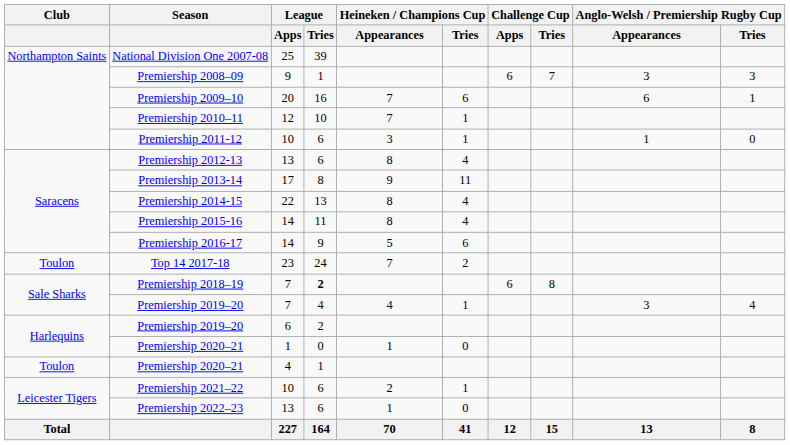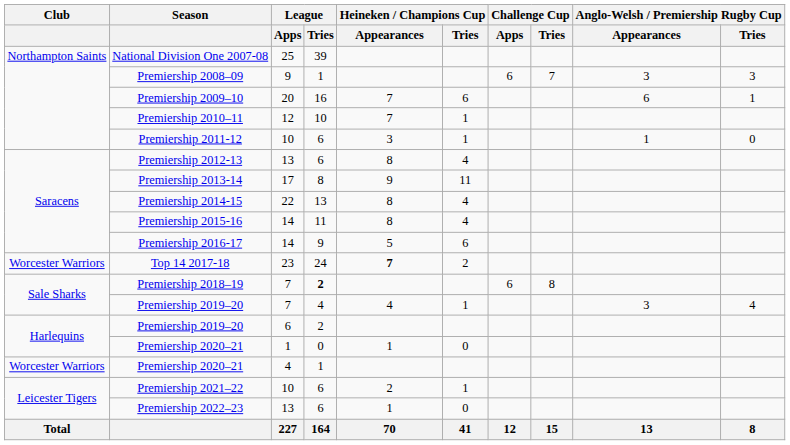(57, 263) Toulon -> (57, 263) Worcester Warriors
(390, 263) normal -> (390, 263) bold
(57, 367) Toulon -> (57, 367) Worcester Warriors
